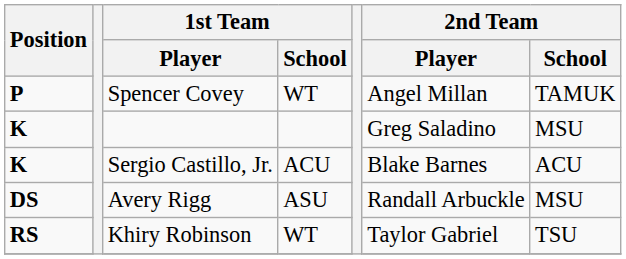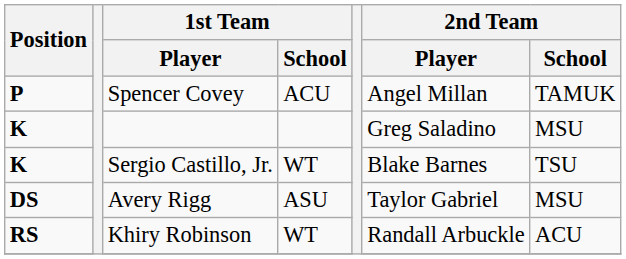(301, 93) WT -> (307, 93) ACU
(307, 164) ACU -> (301, 164) WT
(559, 164) ACU -> (556, 164) TSU
(446, 199) Randall Arbuckle -> (433, 199) Taylor Gabriel
(433, 235) Taylor Gabriel -> (446, 235) Randall Arbuckle
(556, 235) TSU -> (559, 235) ACU
